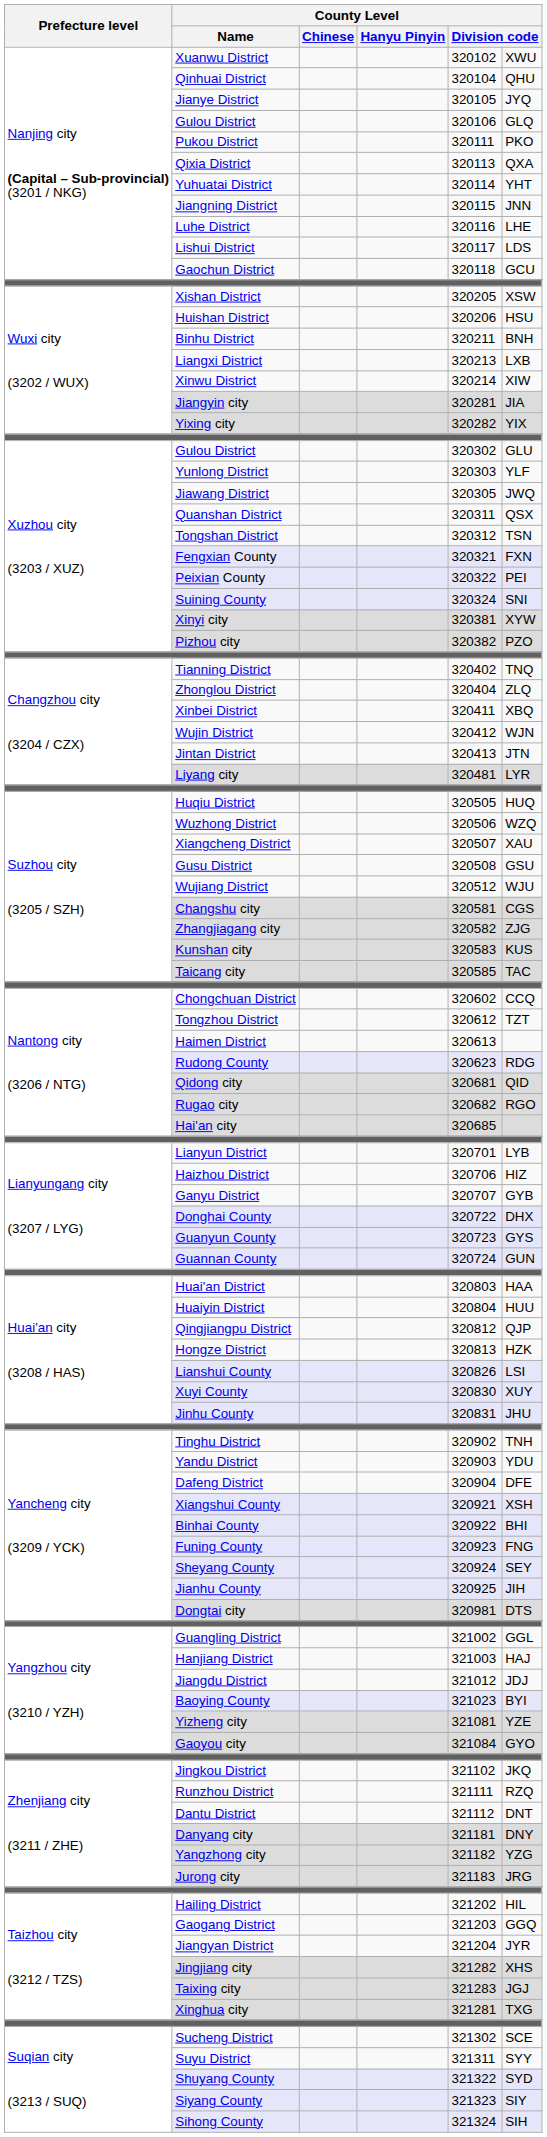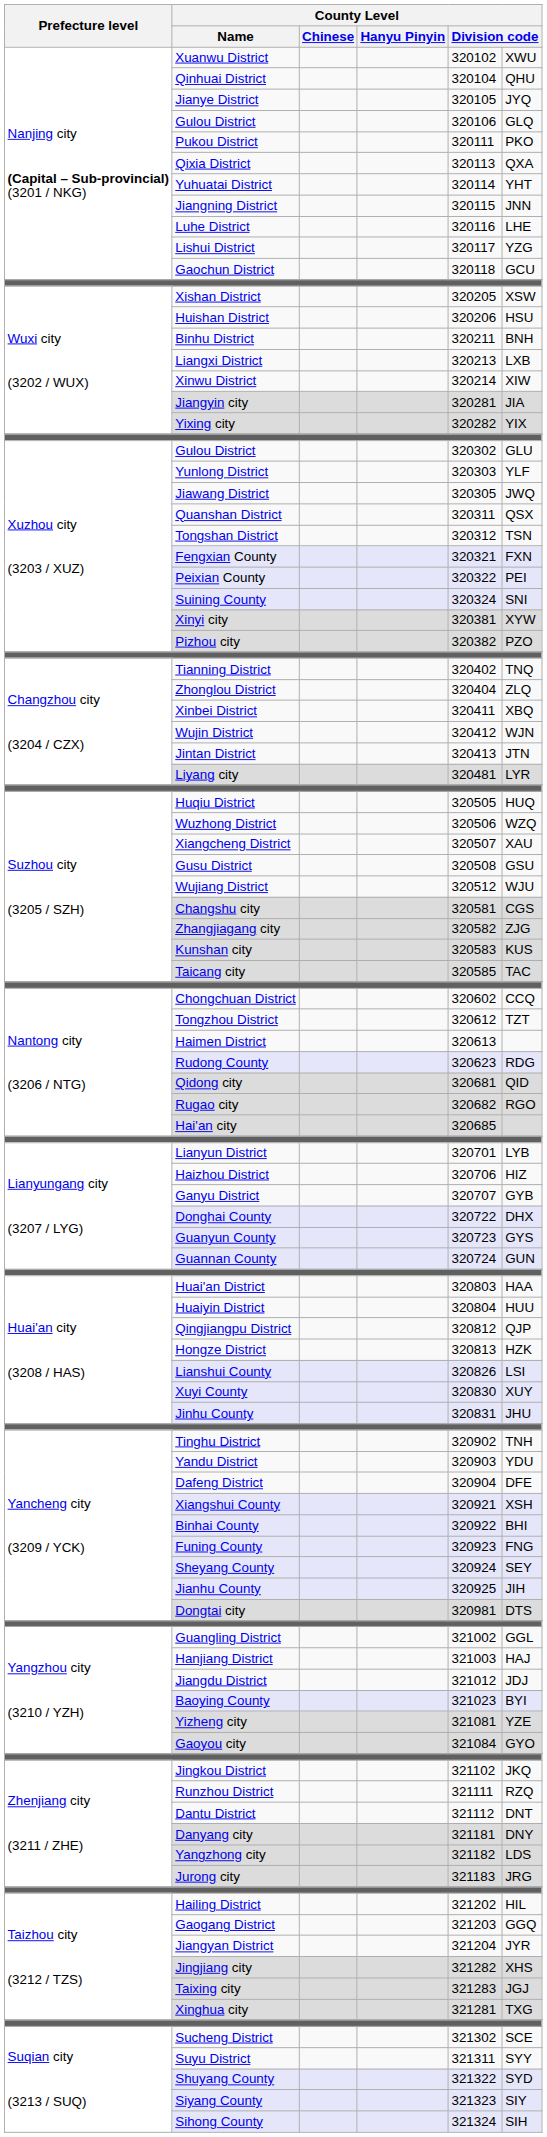(518, 248) LDS -> (519, 248) YZG
(519, 1855) YZG -> (518, 1855) LDS
